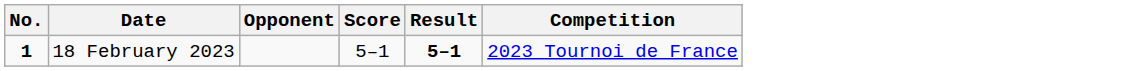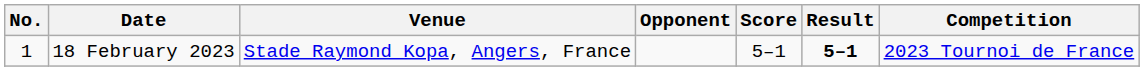+ column: (437, 20)
(26, 51) bold -> (26, 51) normal
